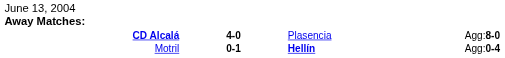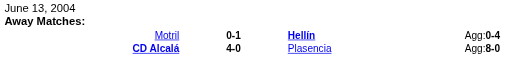rows swapped: (156, 35) <-> (167, 49)
